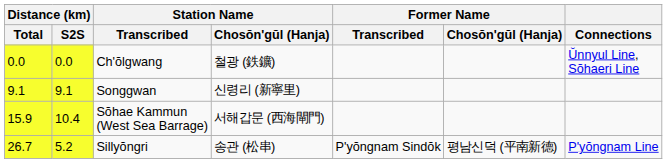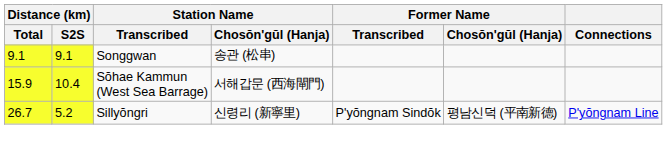- row: (129, 62)
(257, 90) 신령리 (新寧里) -> (245, 56) 송관 (松串)
(245, 147) 송관 (松串) -> (257, 113) 신령리 (新寧里)
